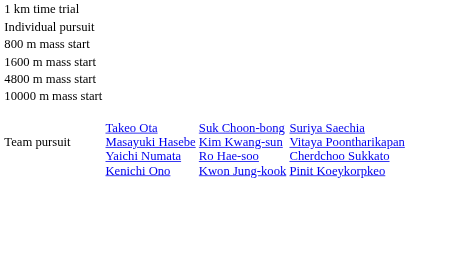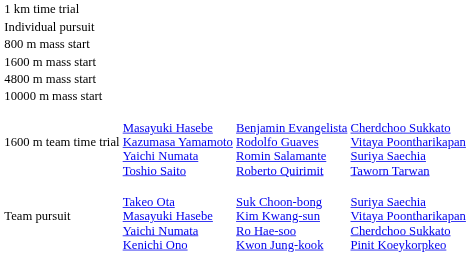+ row: (62, 142)
